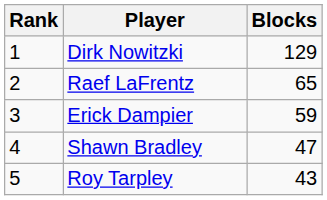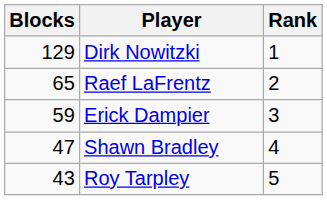columns swapped: (34, 20) <-> (284, 20)
